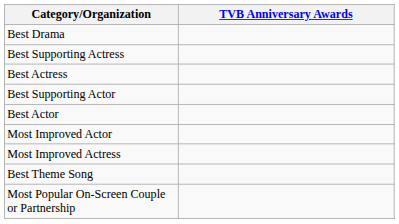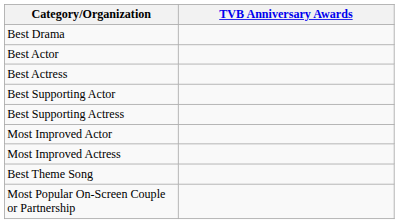rows swapped: (33, 114) <-> (66, 54)
